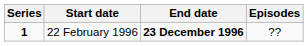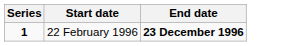- column: (275, 13)
